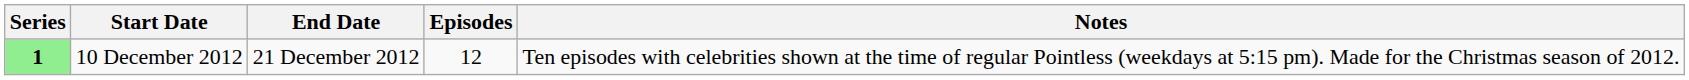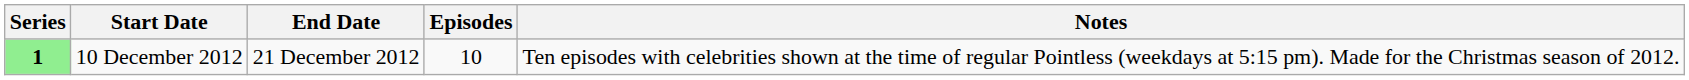(471, 56) 12 -> (471, 56) 10
